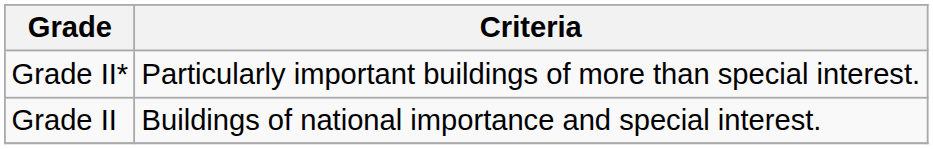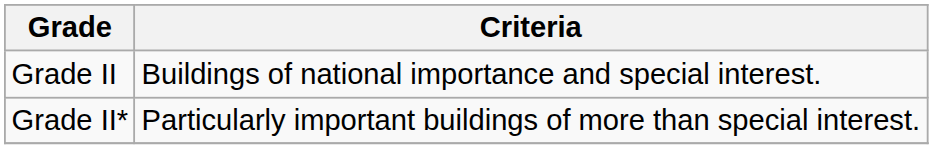rows swapped: (70, 73) <-> (64, 119)
